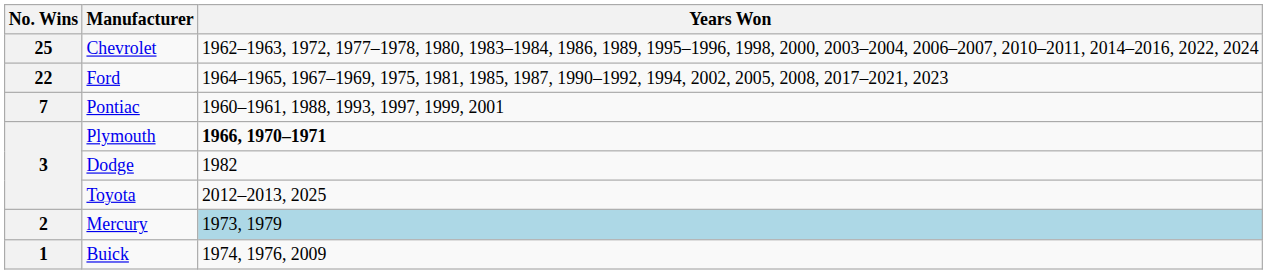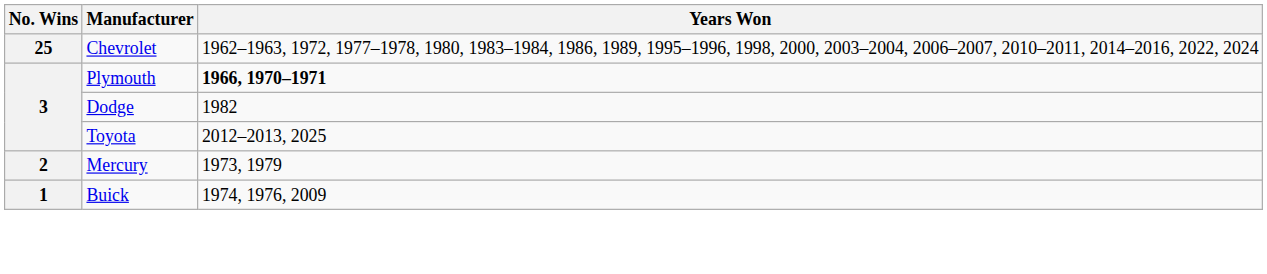- row: (103, 77)
- row: (113, 107)
(242, 224) lightblue background -> (242, 165) no background
